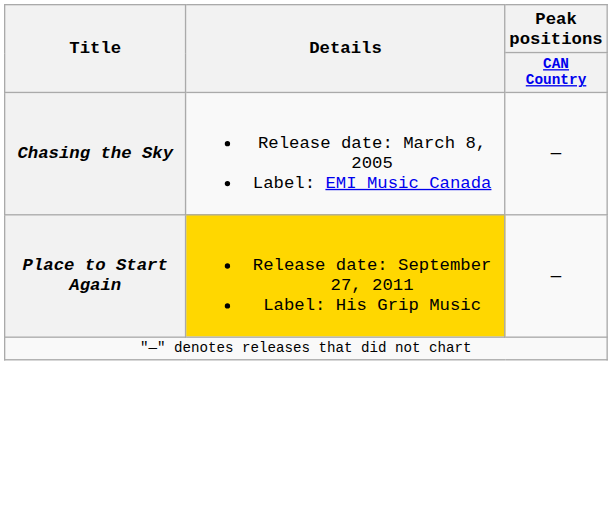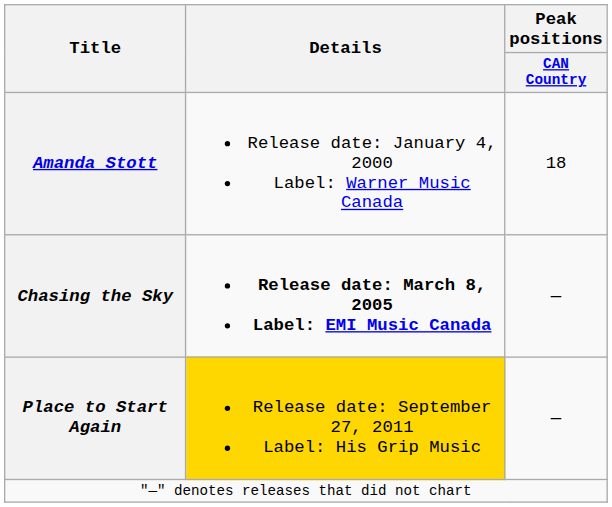+ row: (95, 163)
(346, 163) normal -> (346, 306) bold
